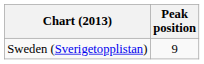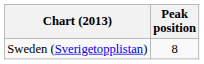(175, 48) 9 -> (175, 48) 8
